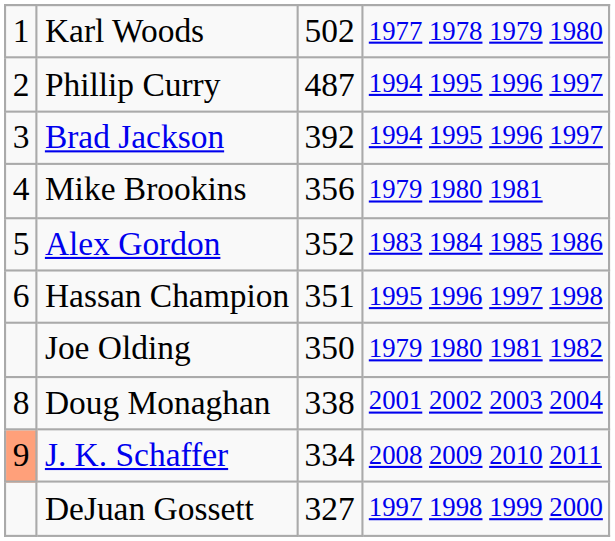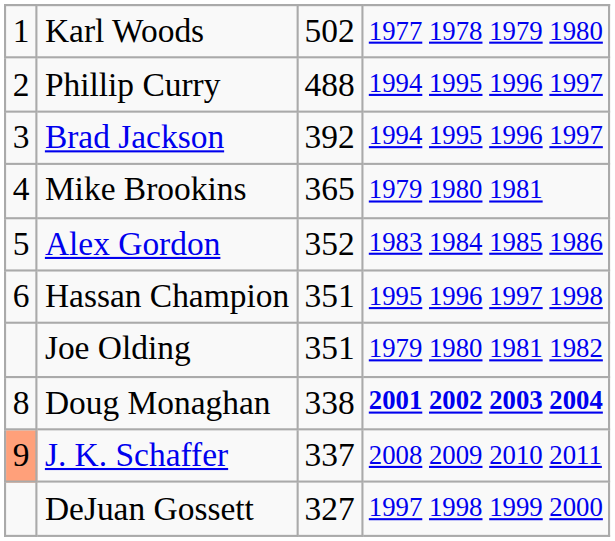(330, 84) 487 -> (330, 84) 488
(330, 190) 356 -> (330, 190) 365
(330, 349) 350 -> (330, 349) 351
(486, 402) normal -> (486, 402) bold
(330, 455) 334 -> (330, 455) 337
